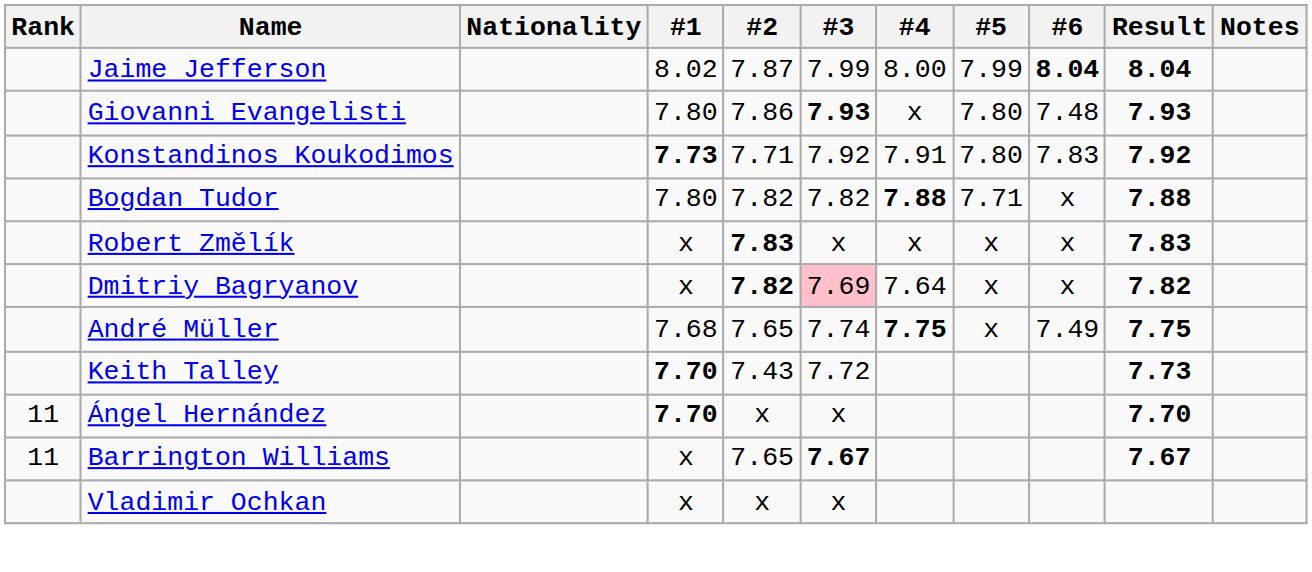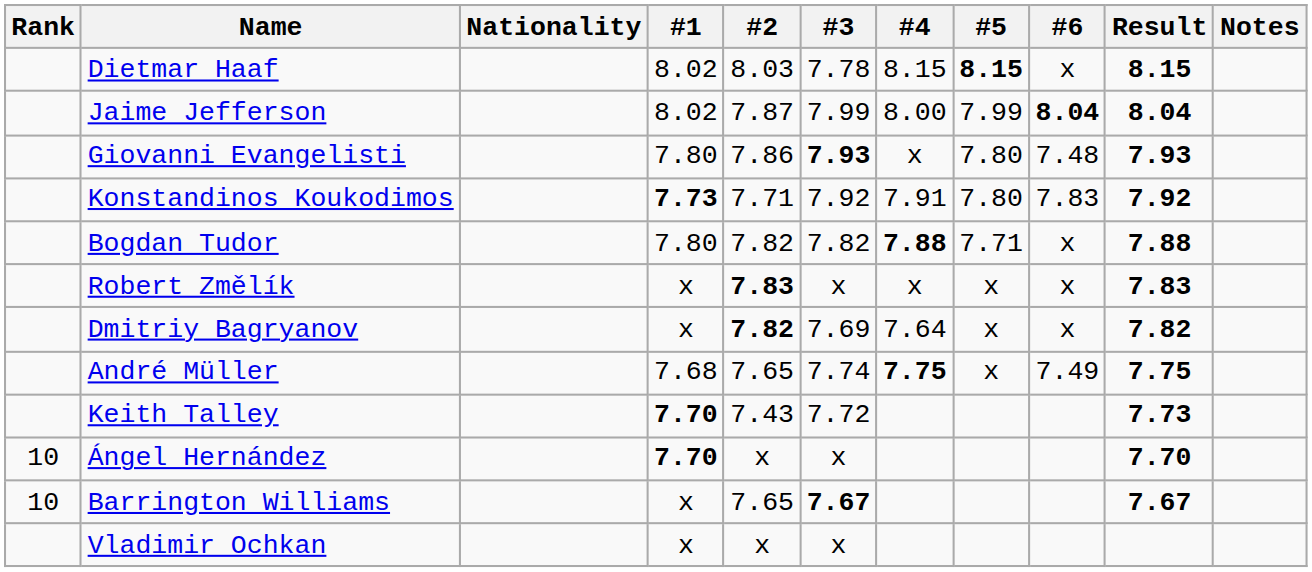+ row: (183, 70)
(838, 286) pink background -> (838, 329) no background
(43, 416) 11 -> (43, 459) 10
(43, 459) 11 -> (43, 502) 10
